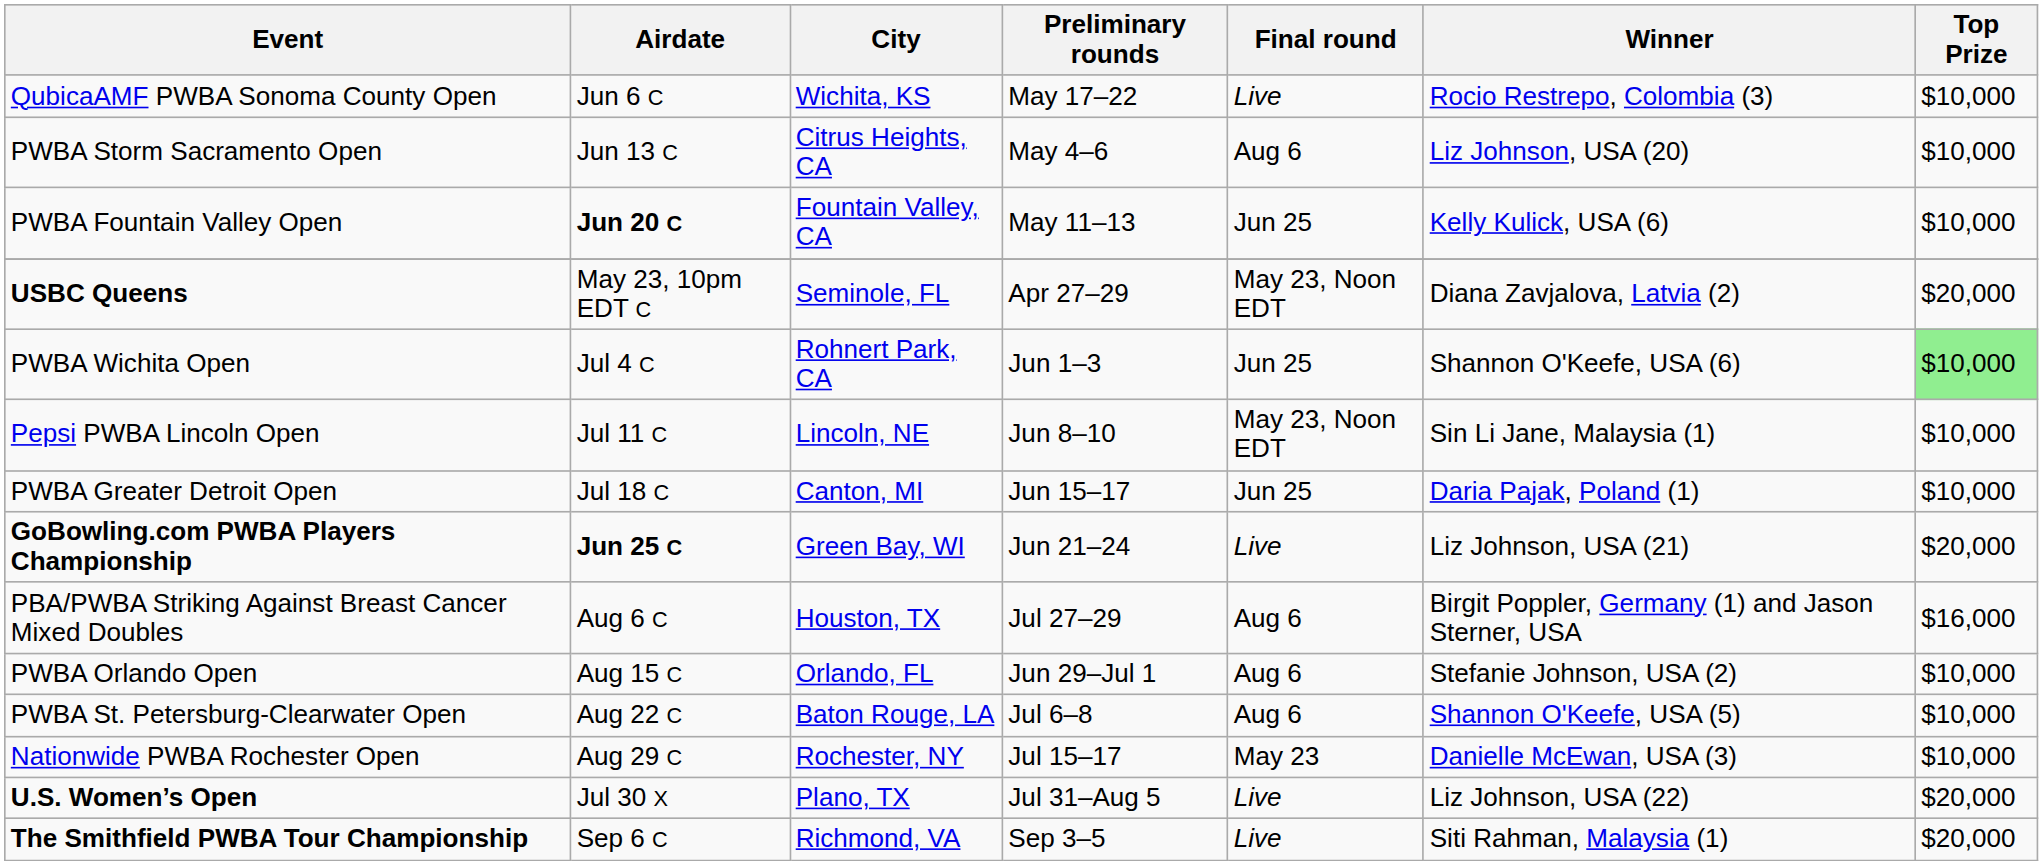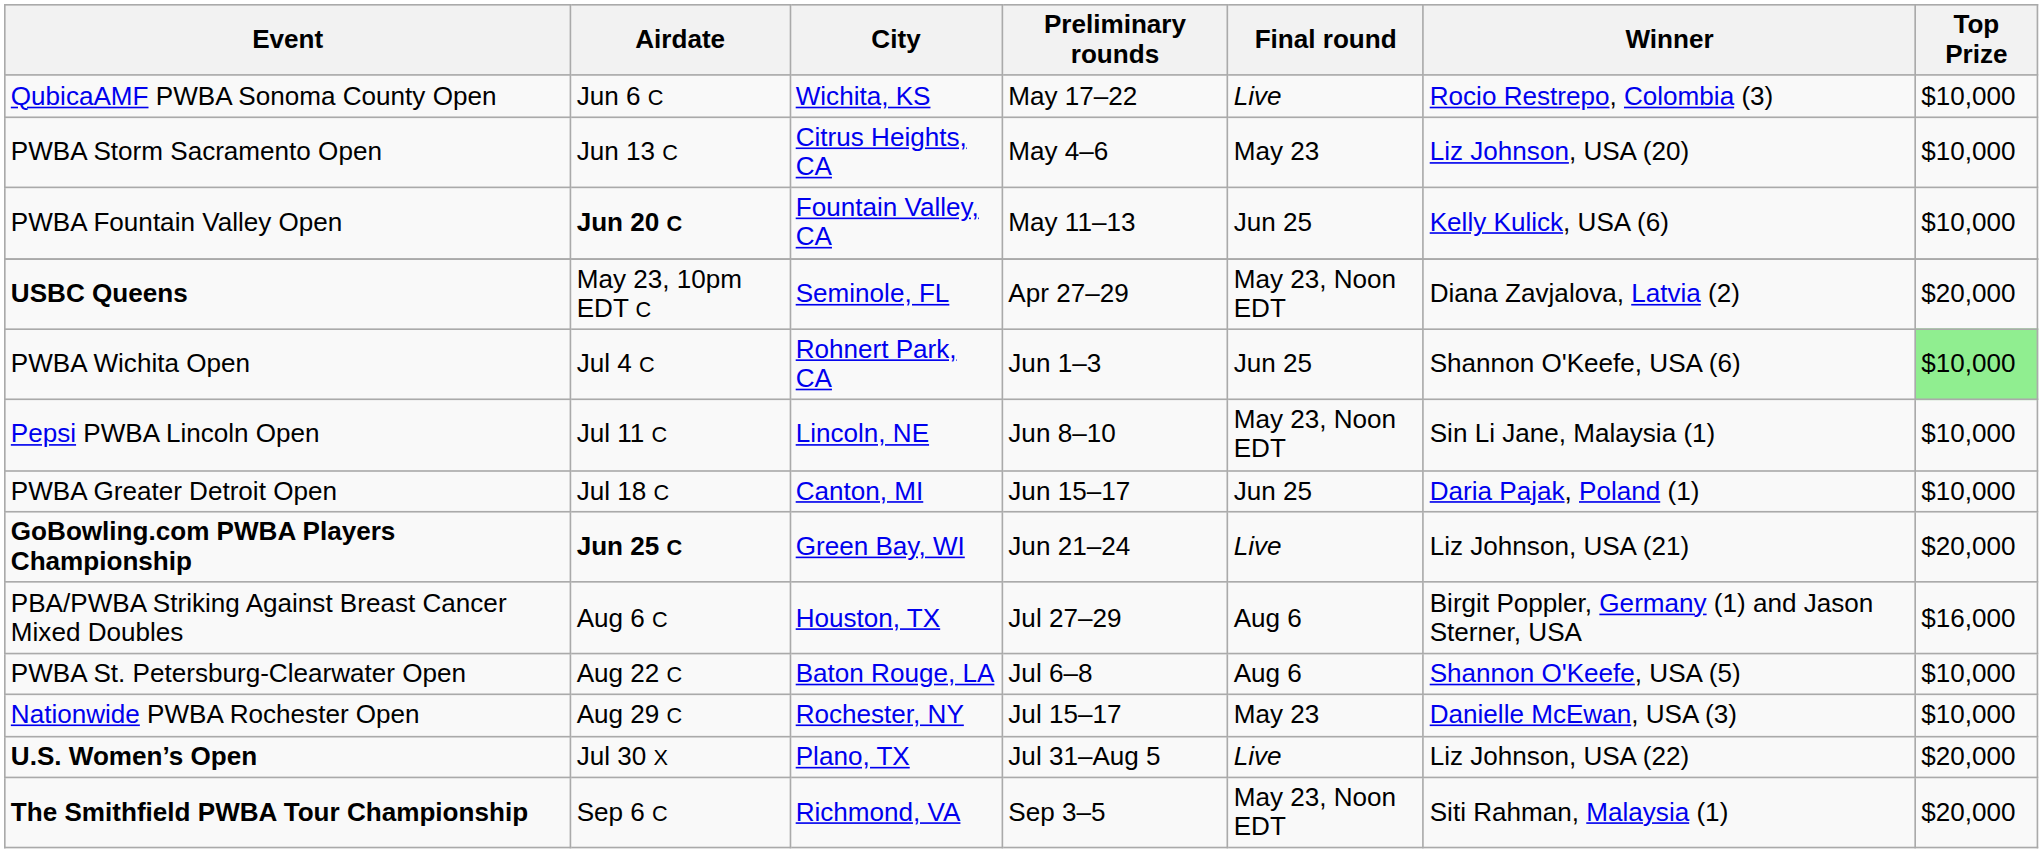(1268, 151) Aug 6 -> (1276, 151) May 23
- row: (134, 673)
(1258, 838) Live -> (1315, 812) May 23, Noon EDT
